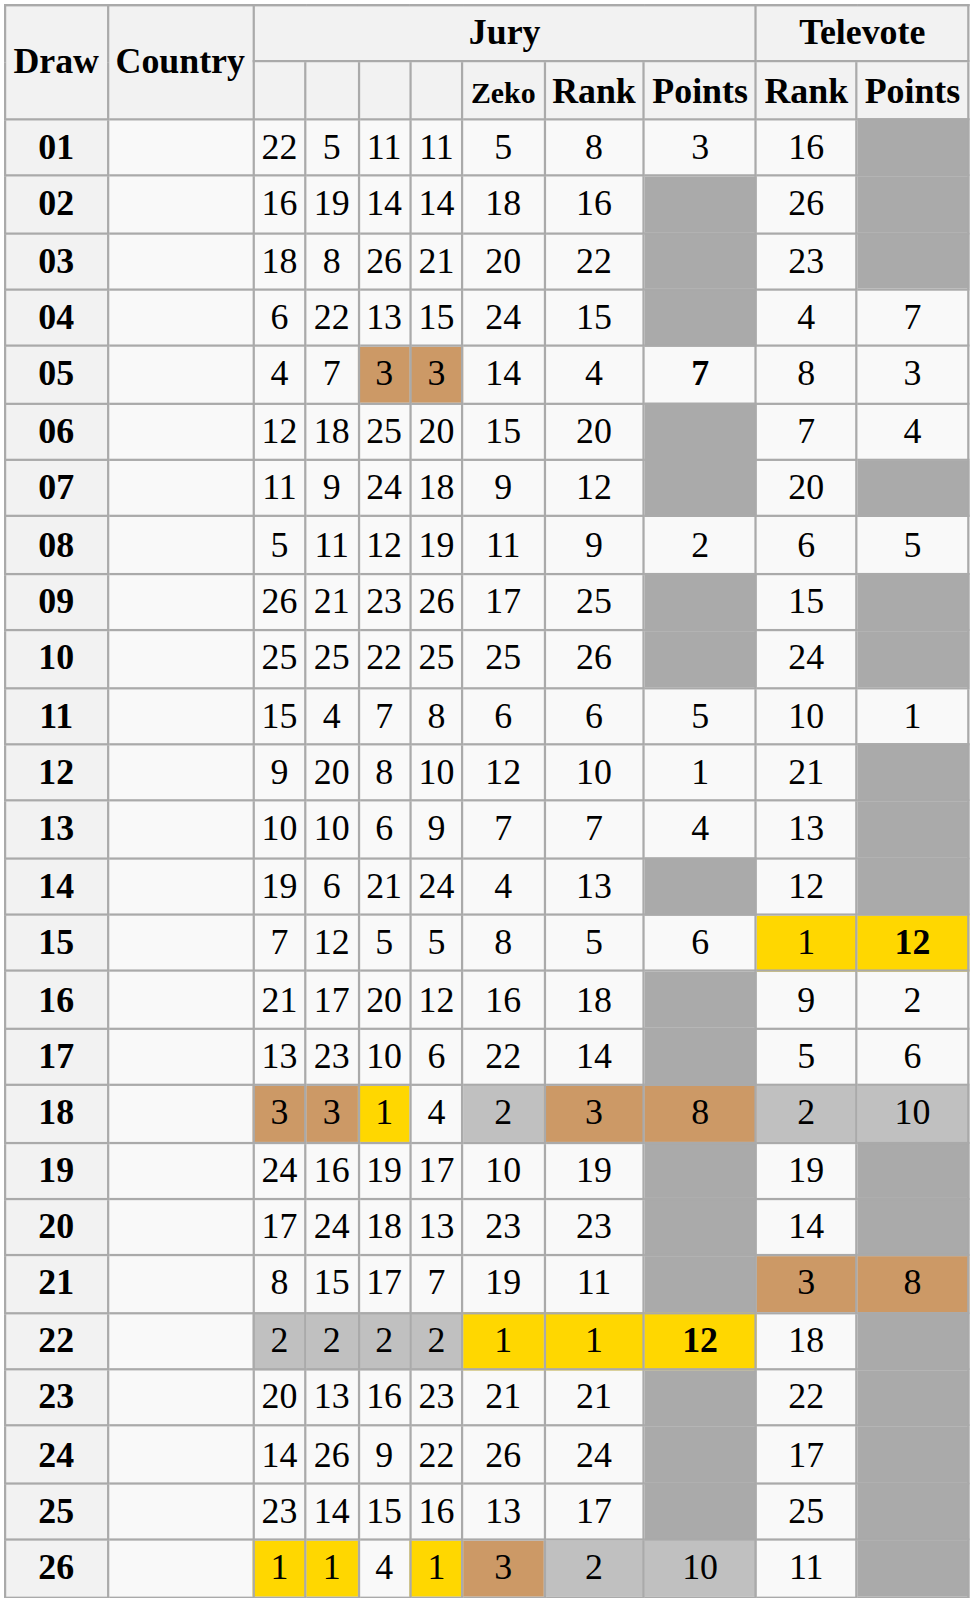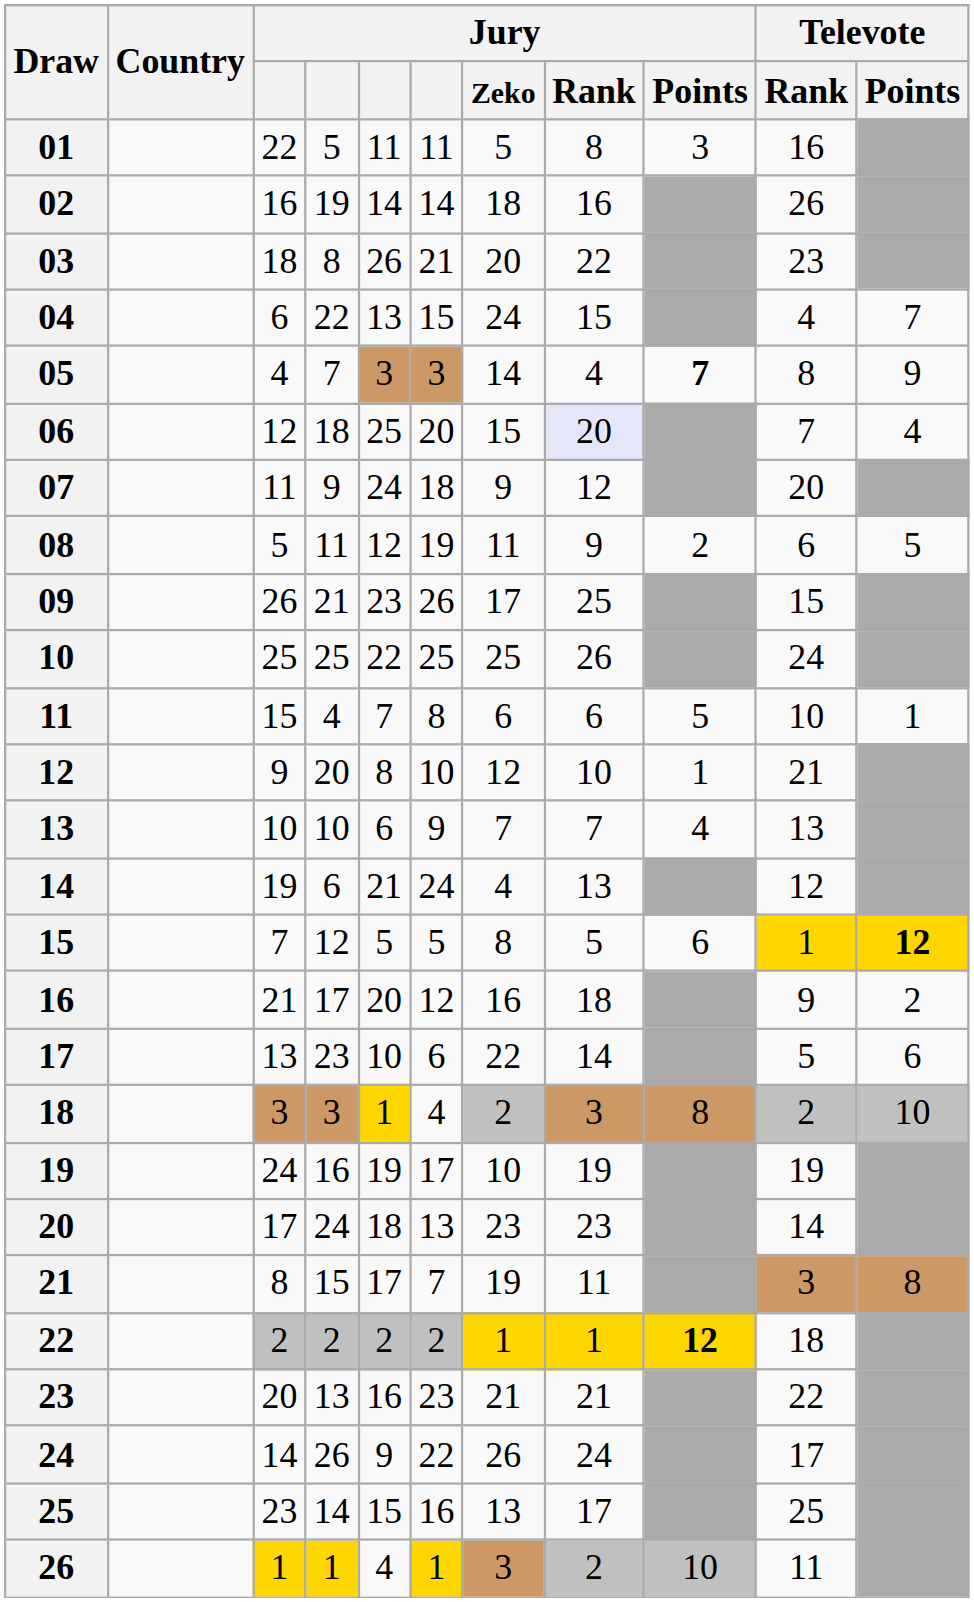(912, 373) 3 -> (912, 373) 9
(594, 430) no background -> (594, 430) lavender background
